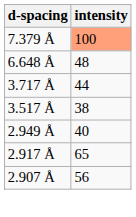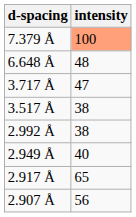(82, 85) 44 -> (82, 85) 47
+ row: (31, 131)
